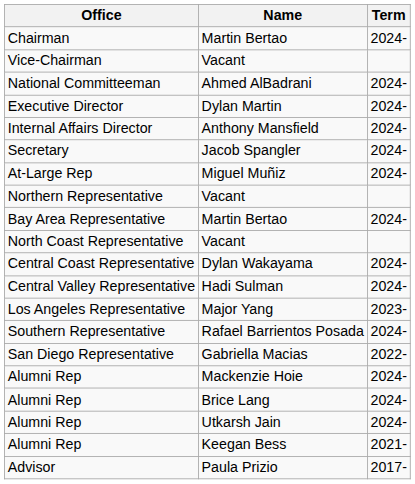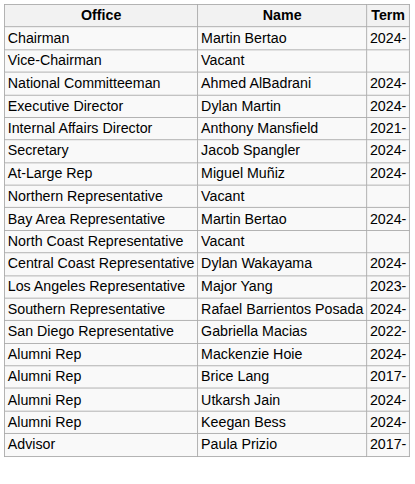(389, 128) 2024- -> (388, 128) 2021-
- row: (101, 286)
(389, 399) 2024- -> (388, 377) 2017-
(389, 444) 2021- -> (388, 422) 2024-
